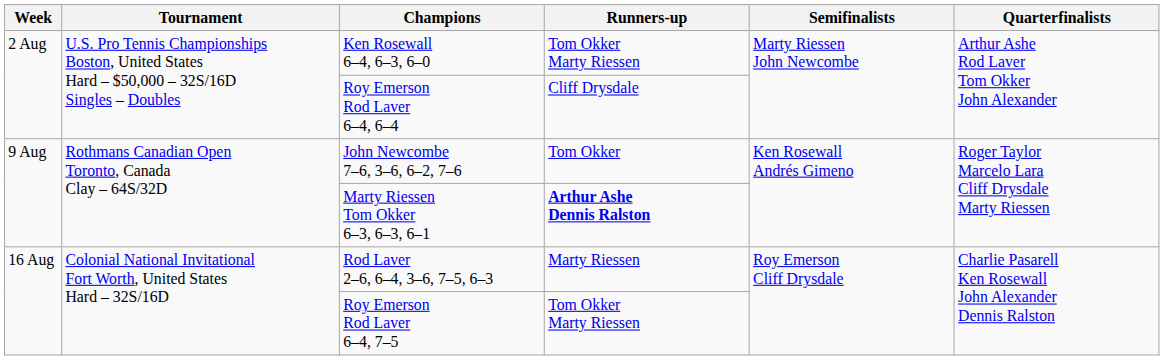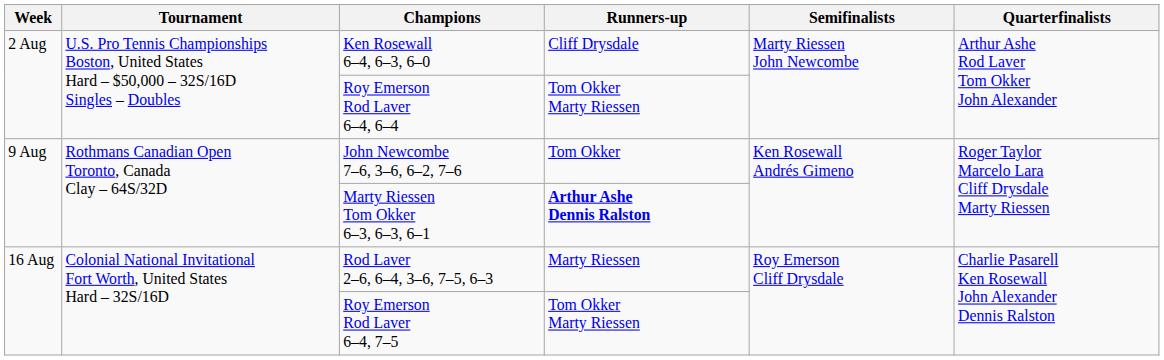(594, 53) Tom Okker Marty Riessen -> (593, 43) Cliff Drysdale
(593, 88) Cliff Drysdale -> (594, 97) Tom Okker Marty Riessen
